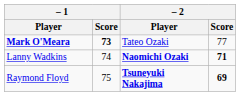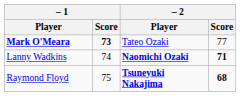(222, 78) 69 -> (222, 78) 68
